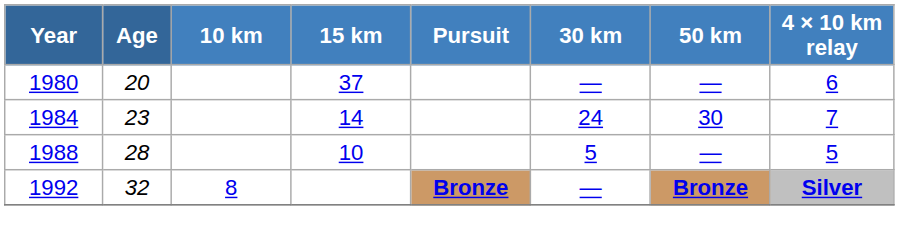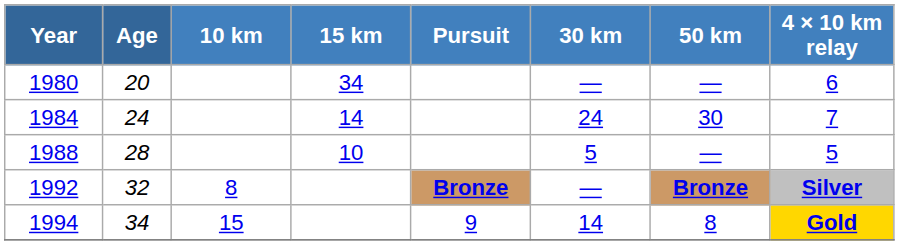(351, 82) 37 -> (351, 82) 34
(137, 118) 23 -> (137, 118) 24
+ row: (54, 223)
